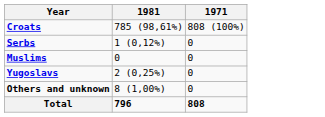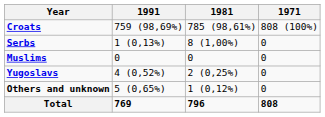+ column: (149, 12)
(140, 43) 1 (0,12%) -> (213, 43) 8 (1,00%)
(140, 89) 8 (1,00%) -> (213, 89) 1 (0,12%)
